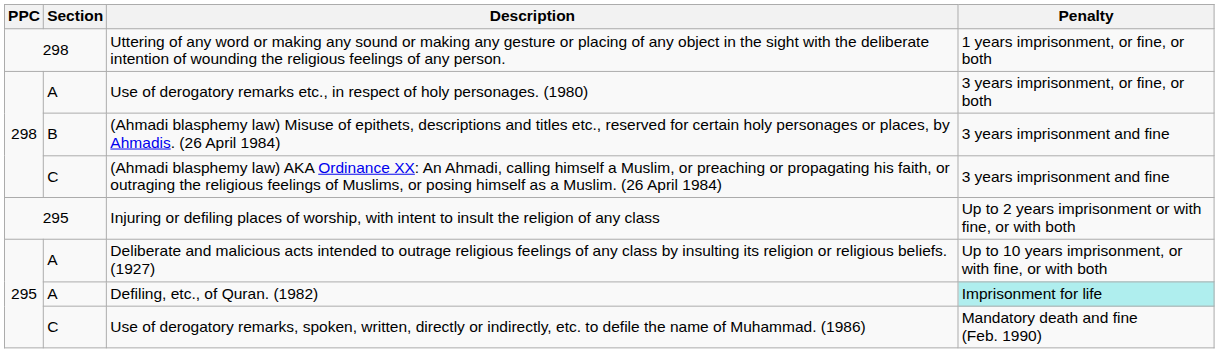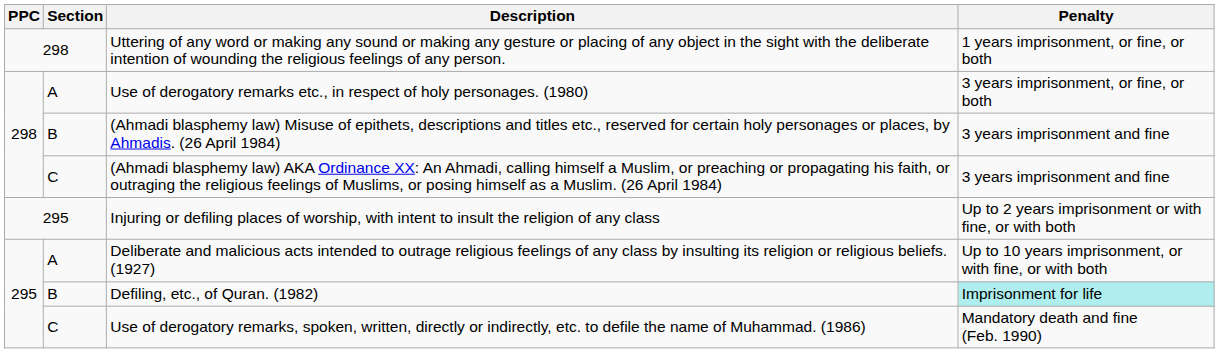(52, 293) A -> (52, 293) B
